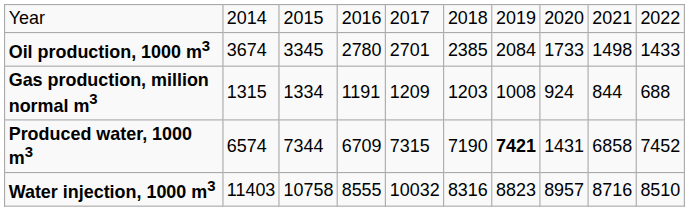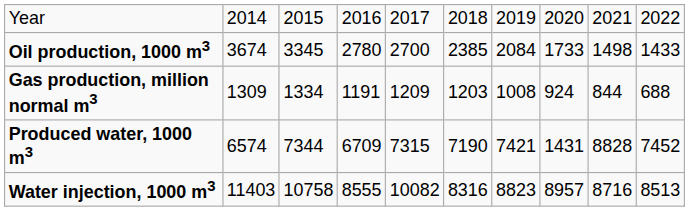(410, 49) 2701 -> (410, 49) 2700
(247, 92) 1315 -> (247, 92) 1309
(516, 146) bold -> (516, 146) normal
(612, 146) 6858 -> (612, 146) 8828
(415, 189) 10032 -> (415, 189) 10082
(660, 189) 8510 -> (660, 189) 8513
